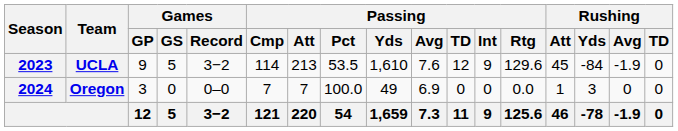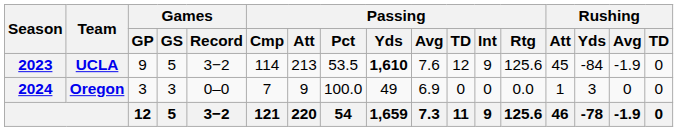(389, 65) normal -> (389, 65) bold
(523, 65) 129.6 -> (523, 65) 125.6
(172, 89) 0 -> (172, 89) 3
(304, 89) 7 -> (304, 89) 9
